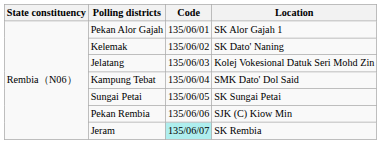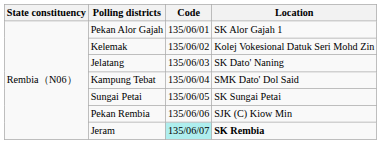(249, 46) SK Dato' Naning -> (294, 46) Kolej Vokesional Datuk Seri Mohd Zin
(294, 62) Kolej Vokesional Datuk Seri Mohd Zin -> (249, 62) SK Dato' Naning
(238, 130) normal -> (239, 130) bold
